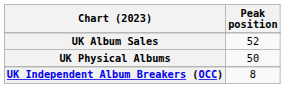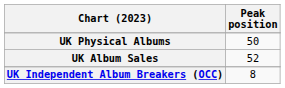rows swapped: (115, 41) <-> (115, 58)
